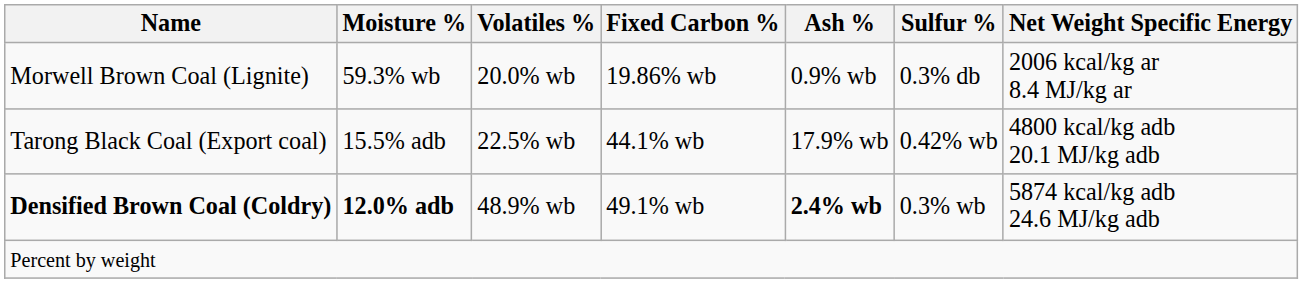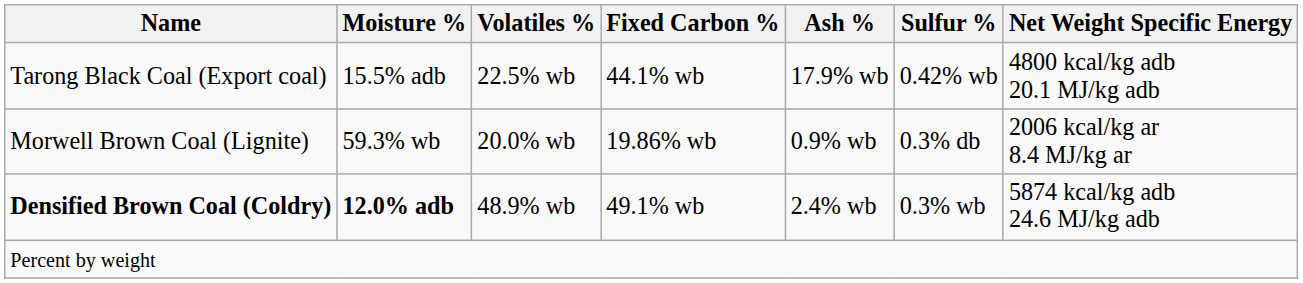rows swapped: (160, 75) <-> (168, 141)
(836, 206) bold -> (834, 206) normal
